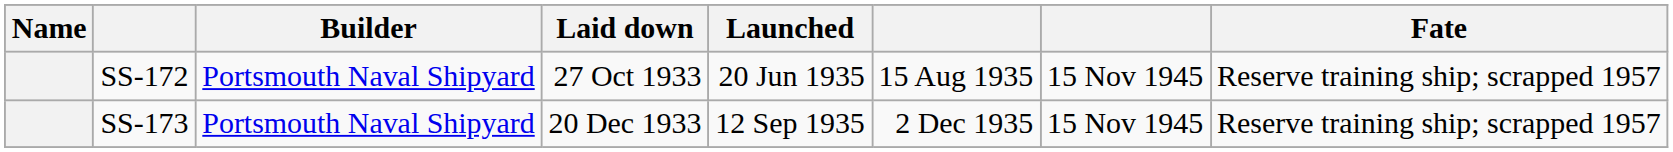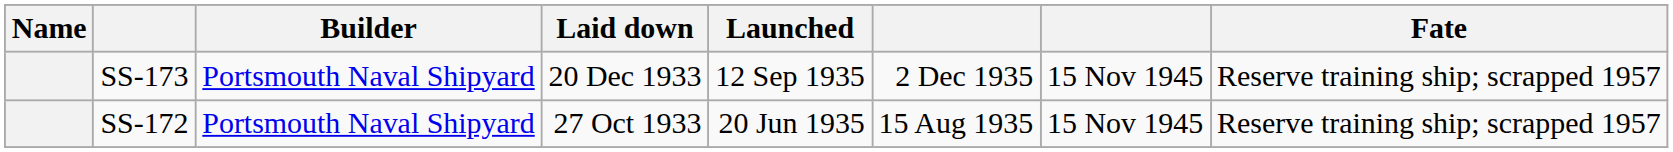rows swapped: (144, 75) <-> (144, 123)
